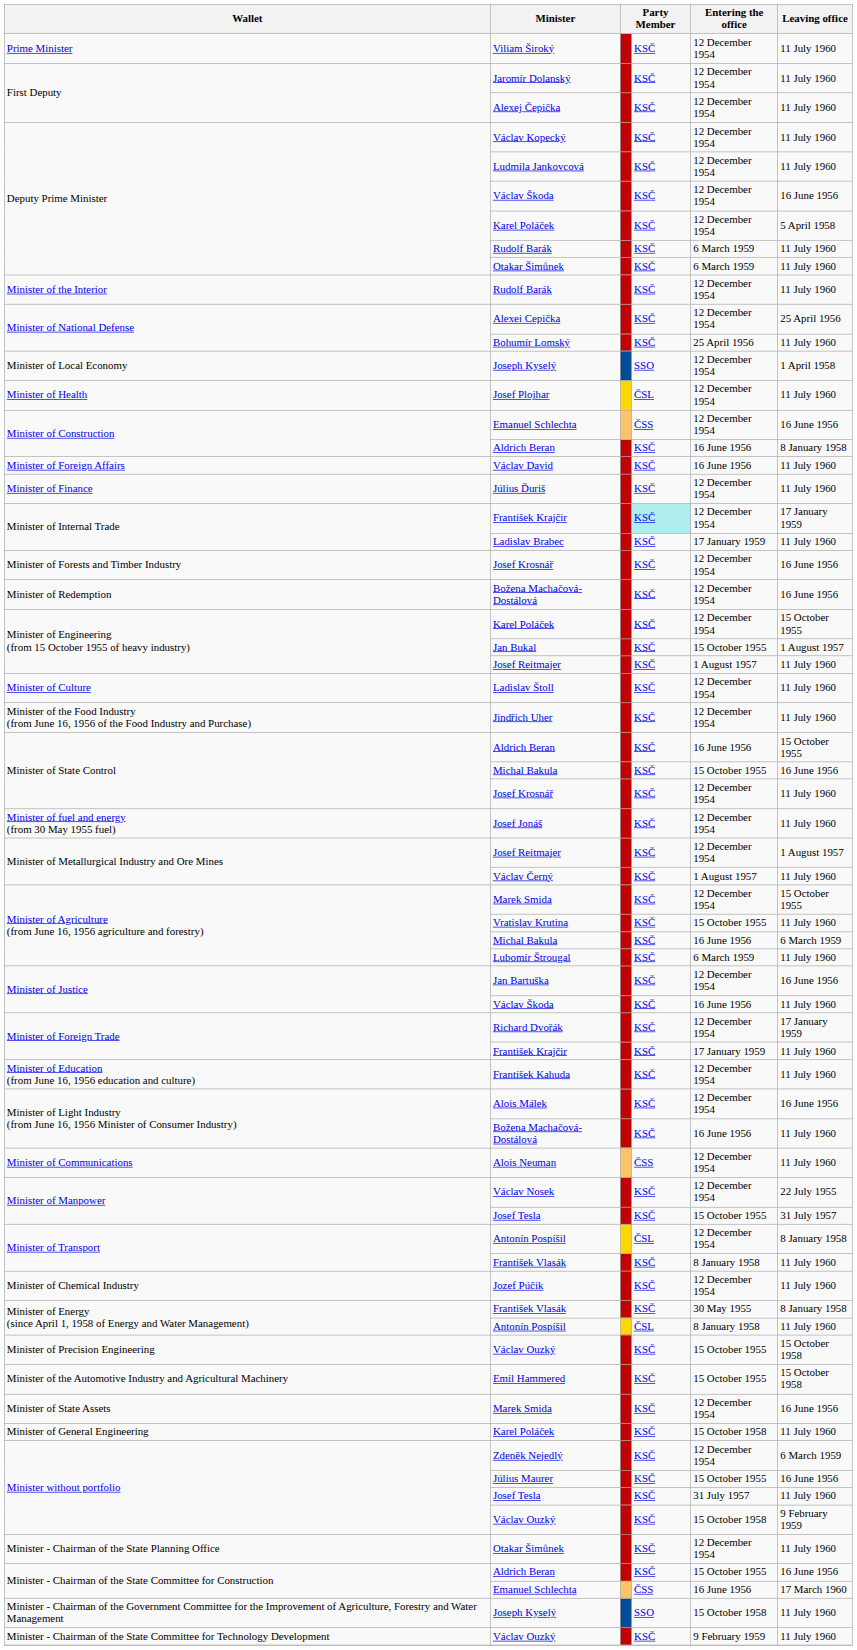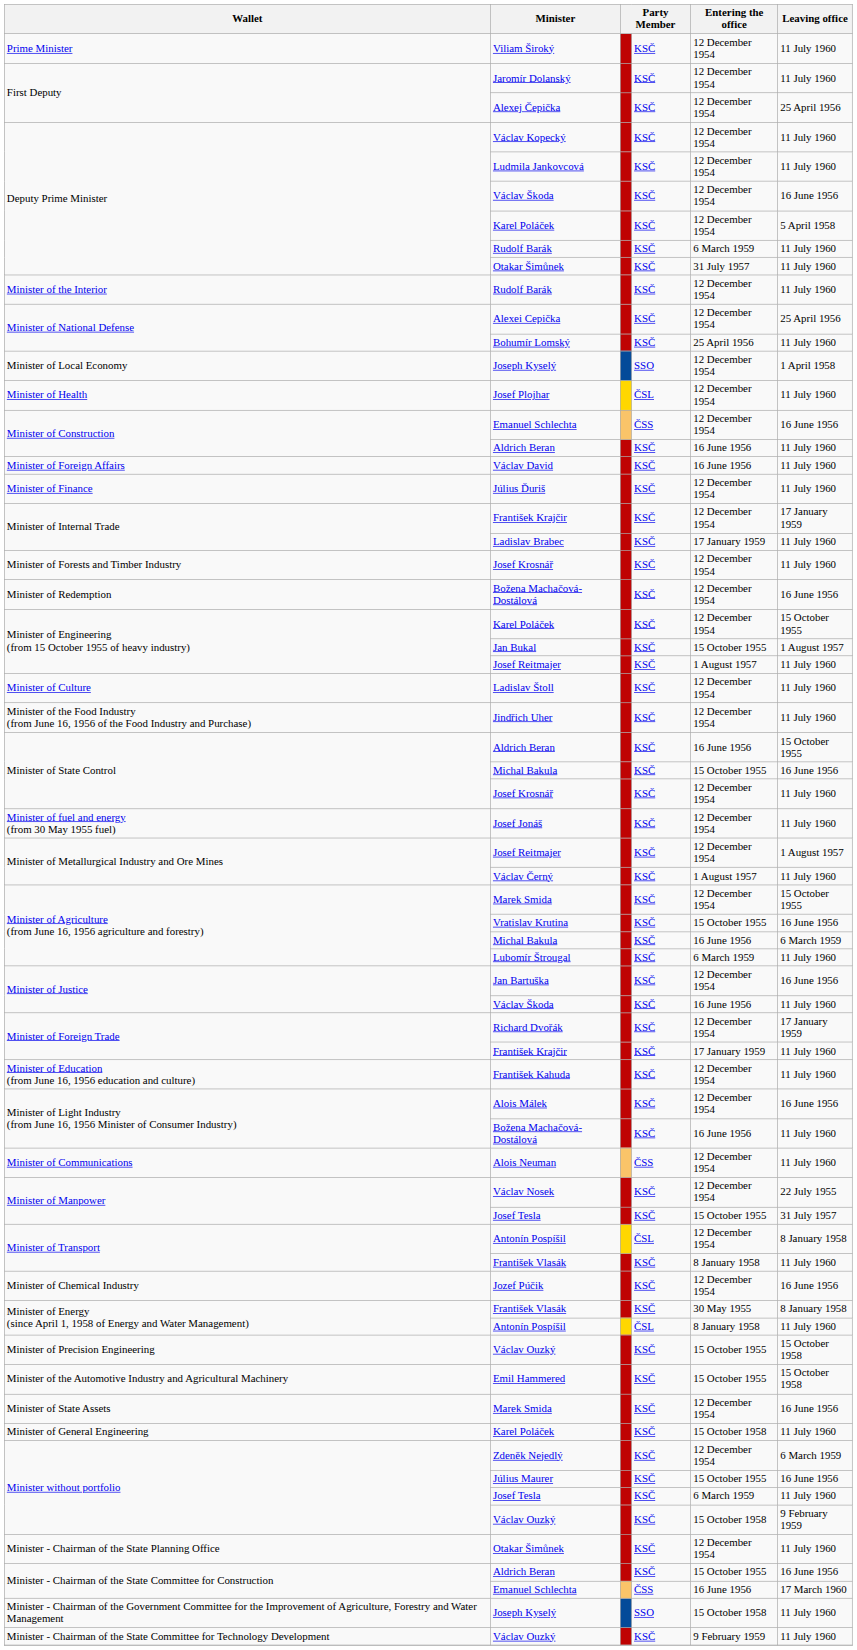(808, 107) 11 July 1960 -> (810, 107) 25 April 1956
(724, 266) 6 March 1959 -> (721, 266) 31 July 1957
(813, 448) 8 January 1958 -> (808, 448) 11 July 1960
(645, 518) paleturquoise background -> (645, 518) no background
(809, 565) 16 June 1956 -> (808, 565) 11 July 1960
(808, 923) 11 July 1960 -> (809, 923) 16 June 1956
(808, 1285) 11 July 1960 -> (809, 1285) 16 June 1956
(721, 1496) 31 July 1957 -> (724, 1496) 6 March 1959
